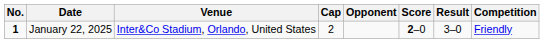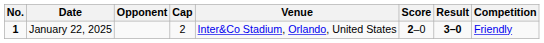columns swapped: (216, 13) <-> (371, 13)
(453, 30) normal -> (453, 30) bold
